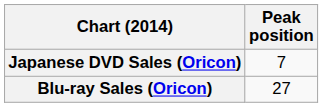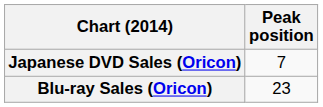(281, 89) 27 -> (281, 89) 23
